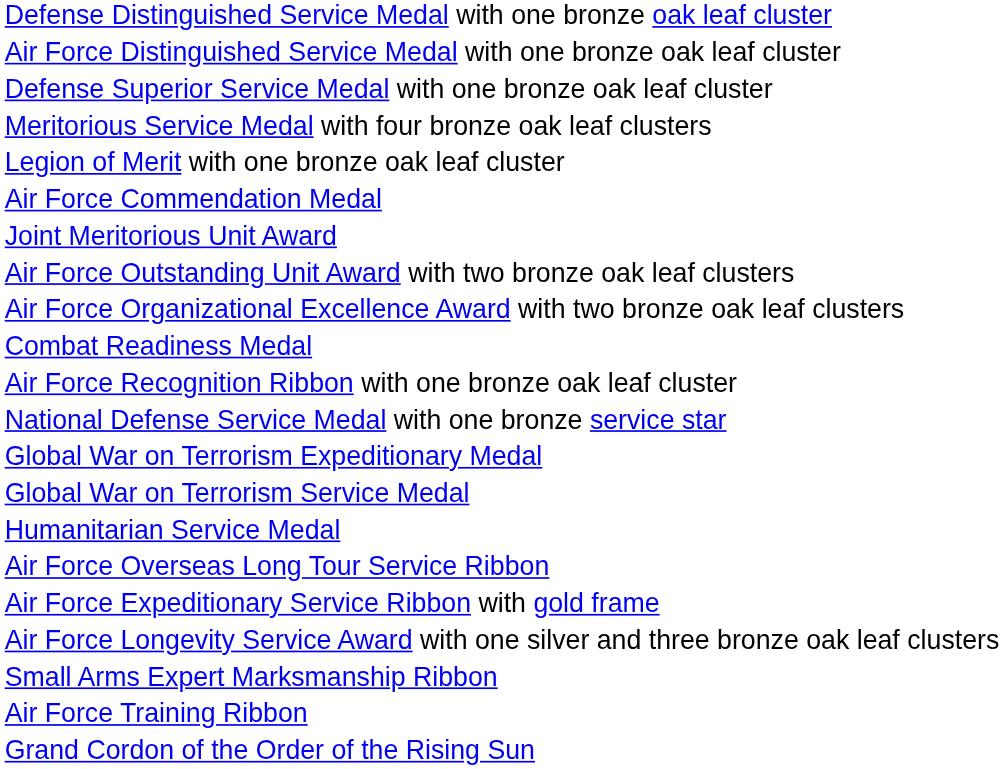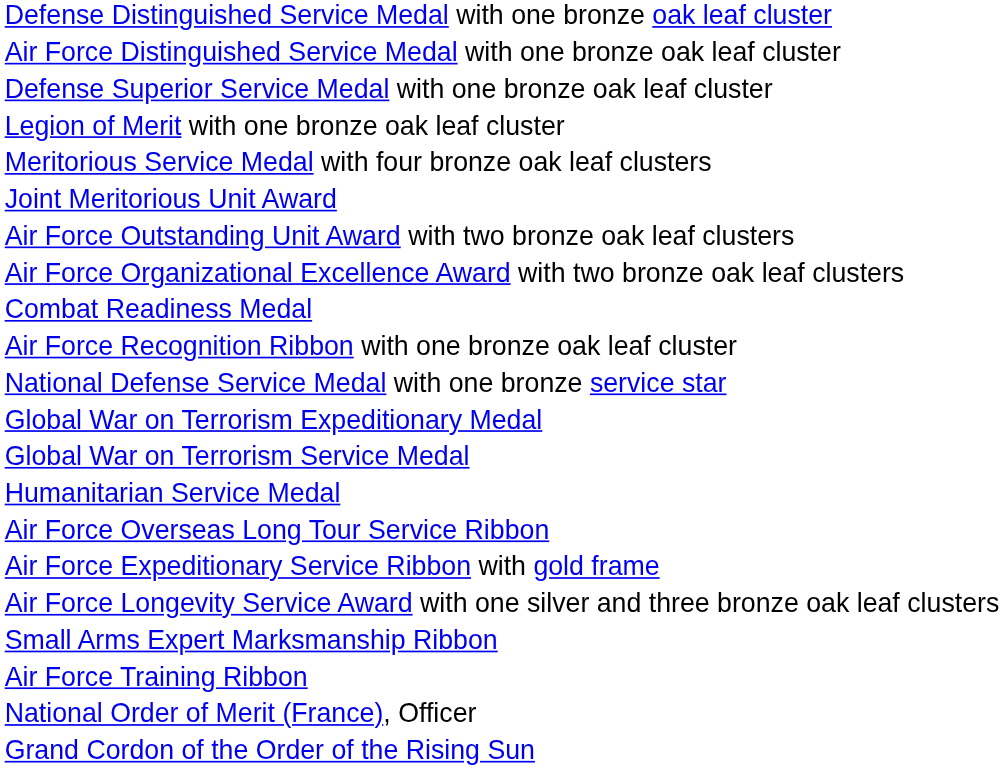rows swapped: (285, 162) <-> (358, 125)
- row: (193, 199)
+ row: (241, 713)
